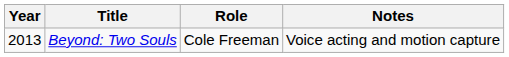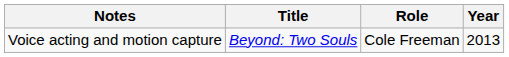columns swapped: (25, 16) <-> (393, 16)
